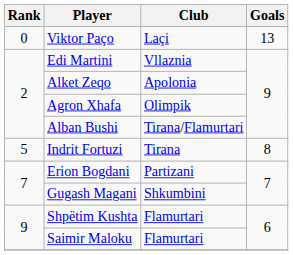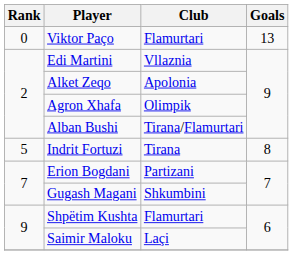(156, 37) Laçi -> (174, 37) Flamurtari
(174, 238) Flamurtari -> (156, 238) Laçi
